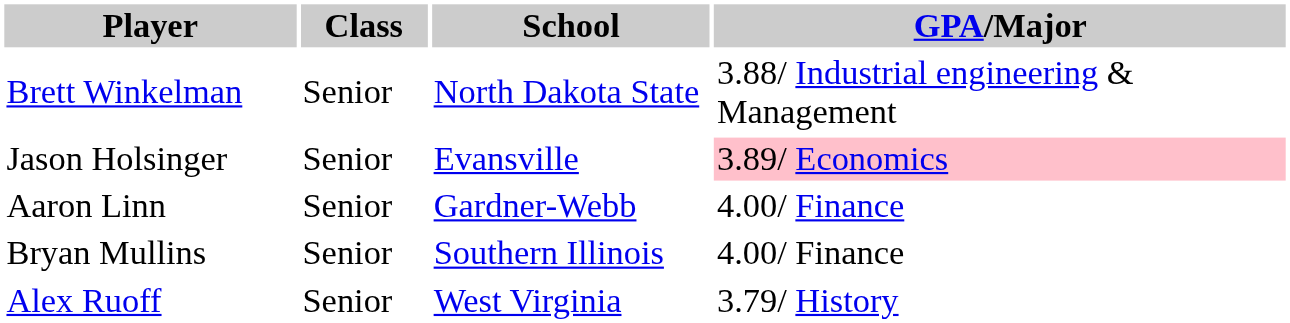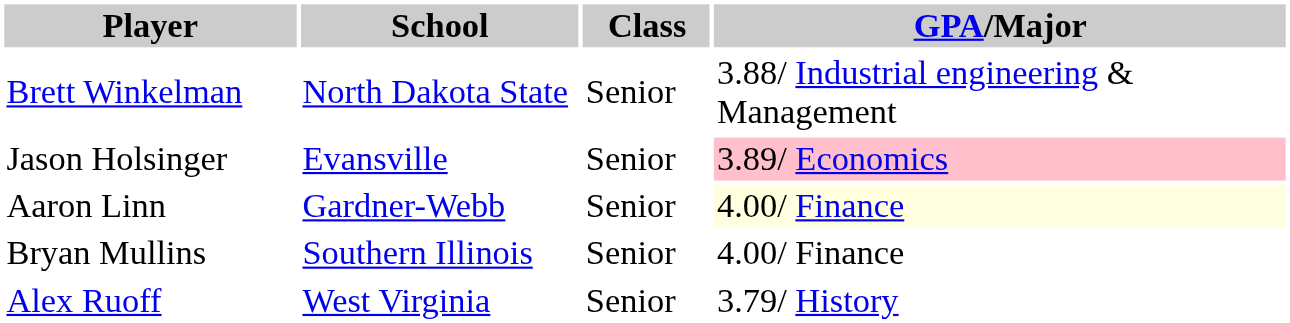columns swapped: (571, 25) <-> (364, 25)
(811, 205) no background -> (811, 205) lightyellow background
